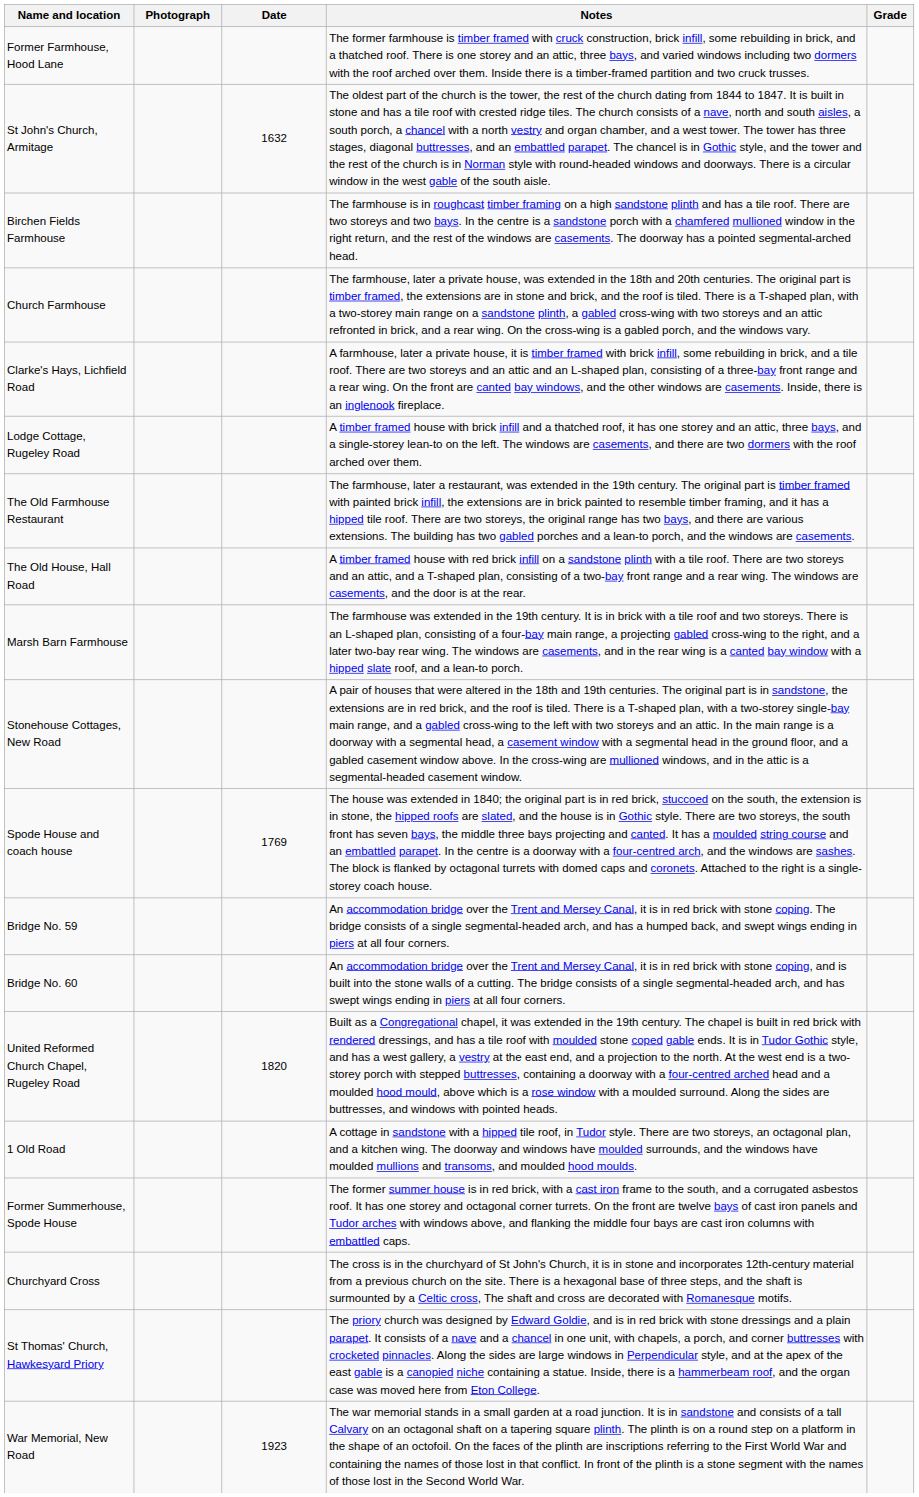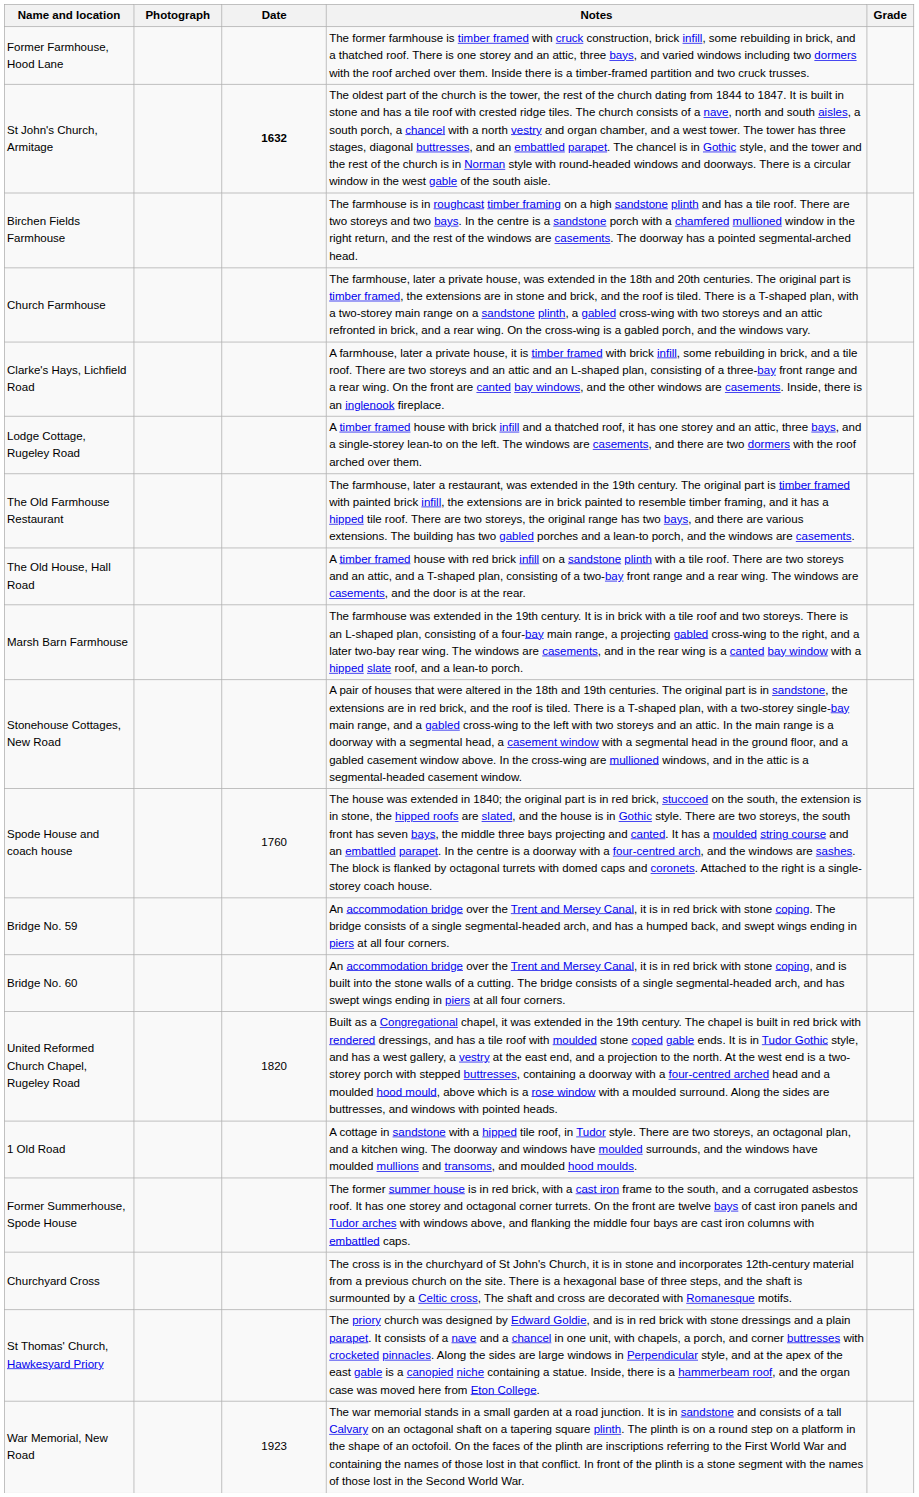(274, 138) normal -> (274, 138) bold
(274, 843) 1769 -> (274, 843) 1760
